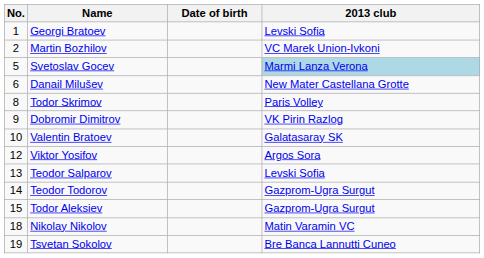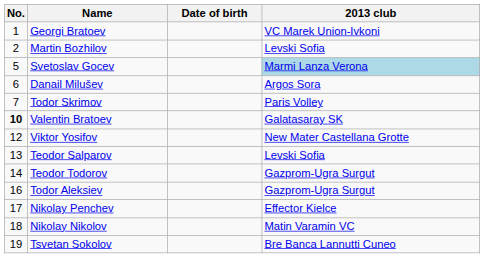(295, 31) Levski Sofia -> (322, 31) VC Marek Union-Ivkoni
(322, 48) VC Marek Union-Ivkoni -> (295, 48) Levski Sofia
(337, 84) New Mater Castellana Grotte -> (292, 84) Argos Sora
(16, 102) 8 -> (16, 102) 7
- row: (75, 119)
(16, 137) normal -> (16, 119) bold
(292, 155) Argos Sora -> (337, 137) New Mater Castellana Grotte
(16, 208) 15 -> (16, 191) 16
+ row: (72, 208)
